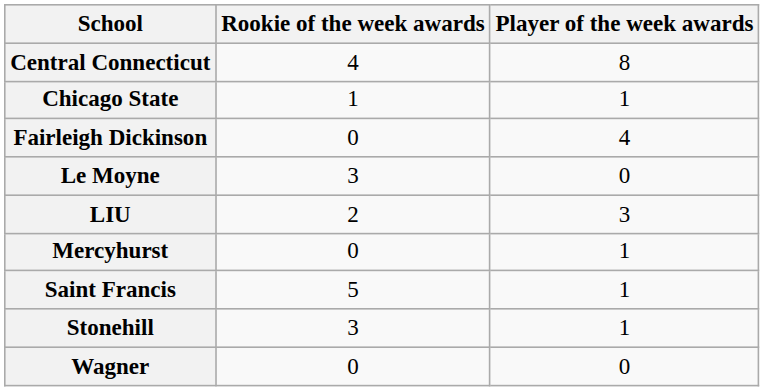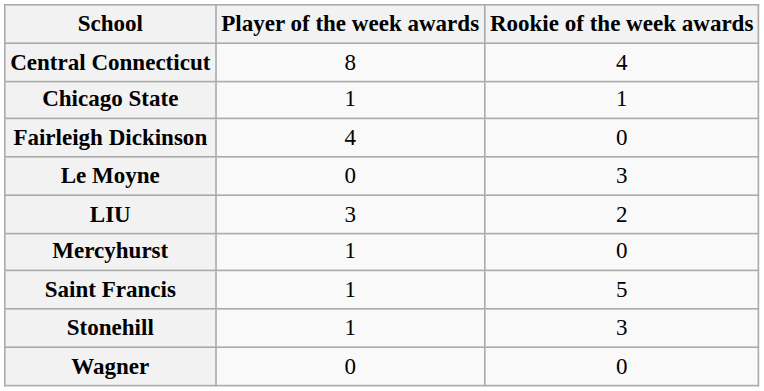columns swapped: (624, 23) <-> (353, 23)
